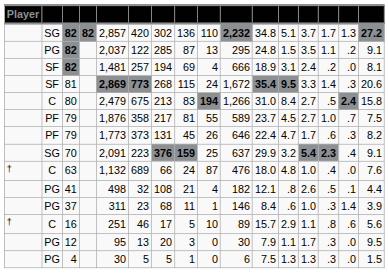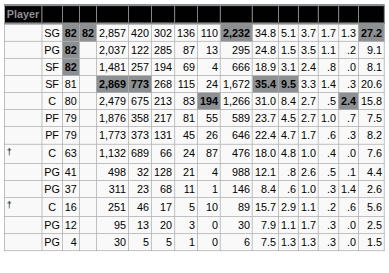(331, 67) .2 -> (331, 67) .8
- row: (52, 153)
(163, 189) 108 -> (163, 172) 128
(241, 189) 182 -> (241, 172) 988
(374, 206) 3.9 -> (374, 189) 2.6
(331, 224) .8 -> (331, 207) .2
(374, 242) 9.5 -> (374, 225) 2.5
